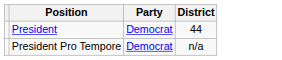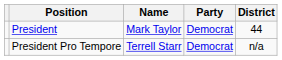+ column: (154, 13)
